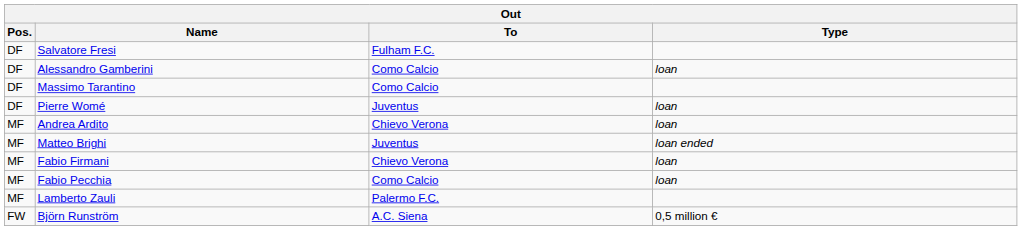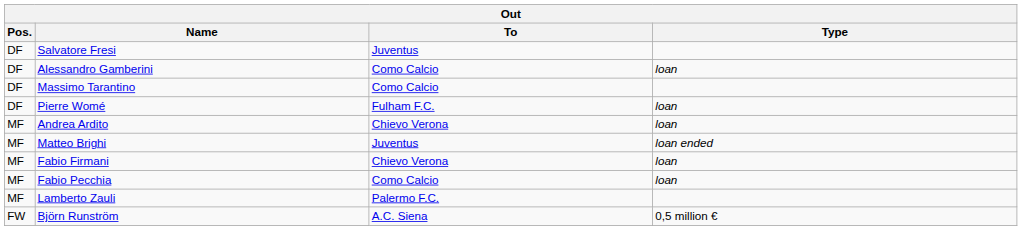(403, 51) Fulham F.C. -> (395, 51) Juventus
(395, 106) Juventus -> (403, 106) Fulham F.C.
